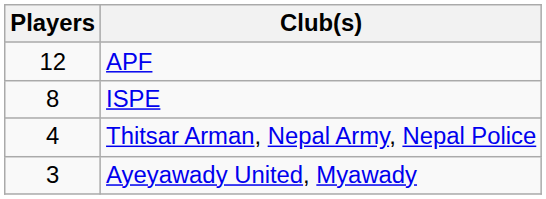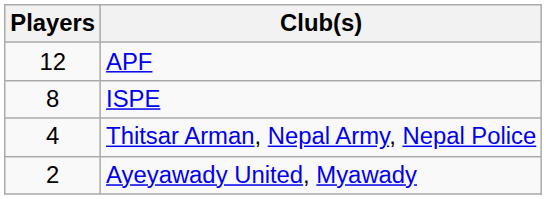(53, 174) 3 -> (53, 174) 2
